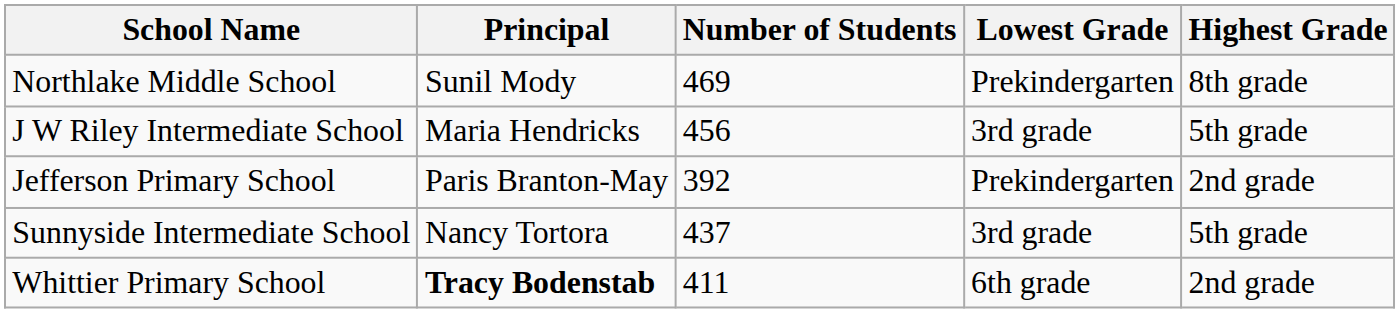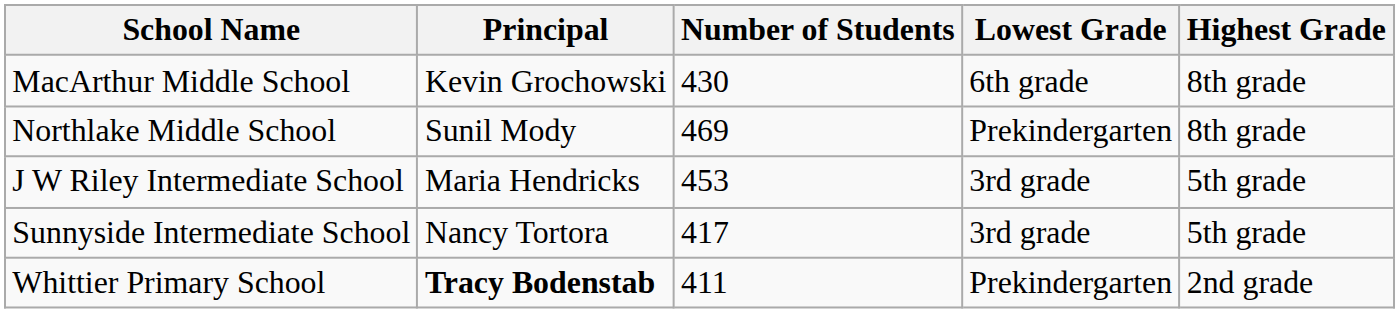+ row: (181, 80)
(707, 130) 456 -> (705, 181) 453
- row: (174, 181)
(707, 231) 437 -> (705, 231) 417
(1031, 282) 6th grade -> (1071, 282) Prekindergarten
